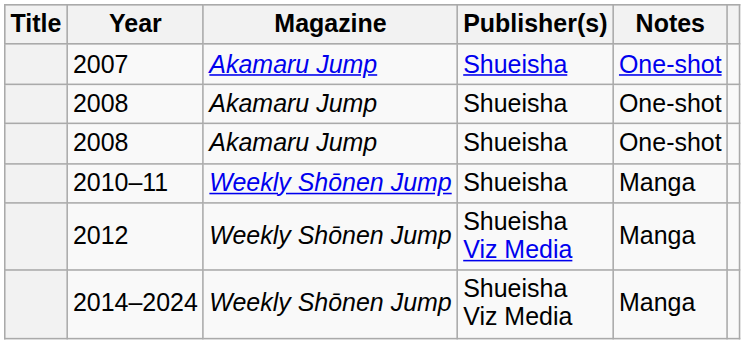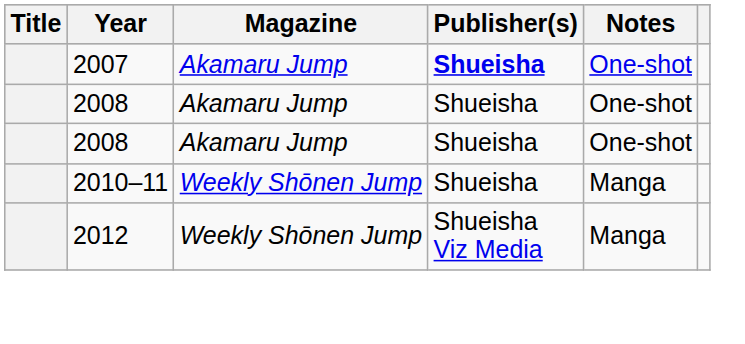(515, 63) normal -> (489, 63) bold
- row: (135, 303)
